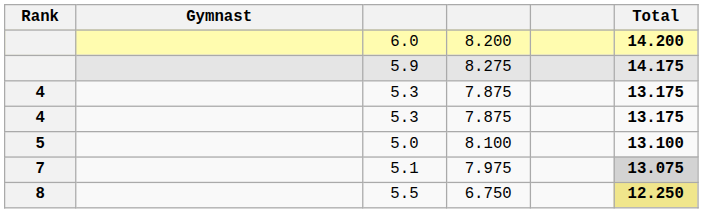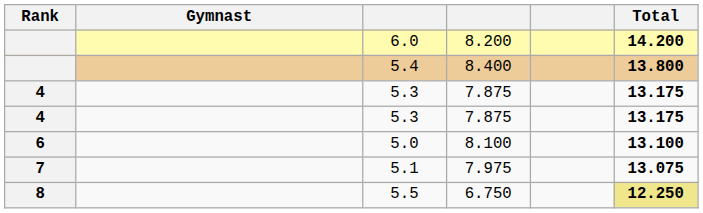- row: (404, 68)
+ row: (404, 68)
(40, 144) 5 -> (40, 144) 6
(656, 170) lightgrey background -> (656, 170) no background
